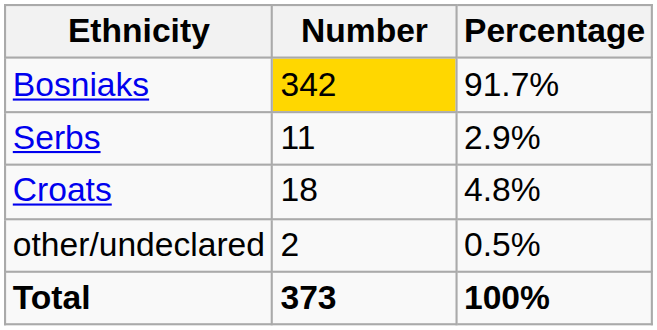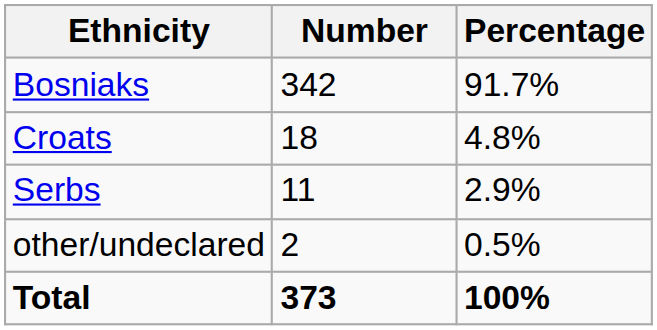(309, 84) gold background -> (309, 84) no background
rows swapped: (62, 191) <-> (57, 137)
